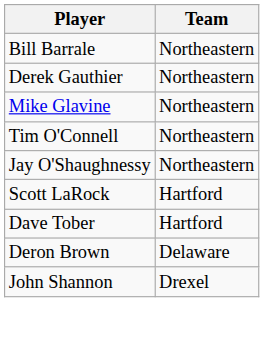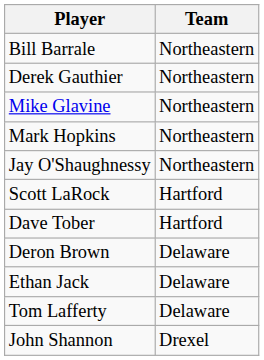+ row: (62, 135)
- row: (64, 135)
+ row: (49, 281)
+ row: (58, 310)
